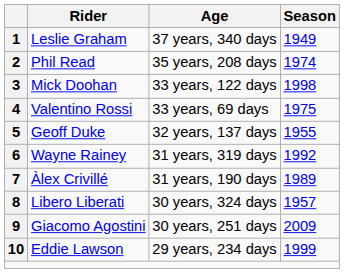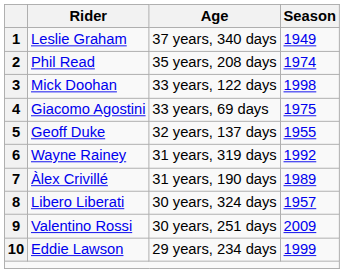(82, 109) Valentino Rossi -> (88, 109) Giacomo Agostini
(88, 226) Giacomo Agostini -> (82, 226) Valentino Rossi
